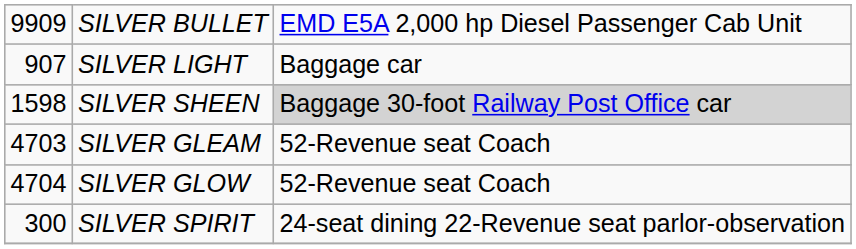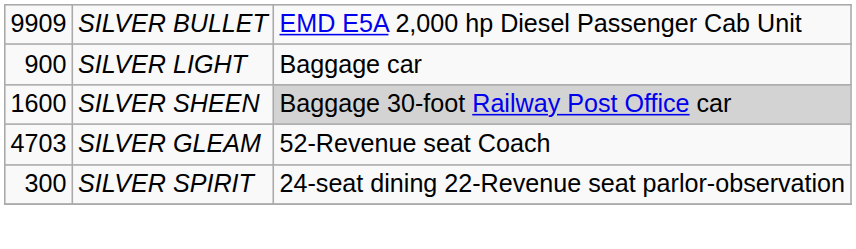(45, 64) 907 -> (45, 64) 900
(39, 104) 1598 -> (39, 104) 1600
- row: (164, 183)
